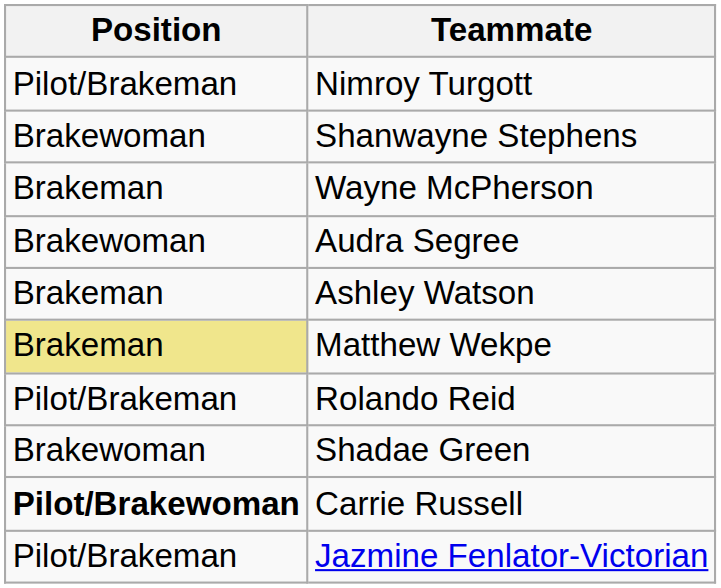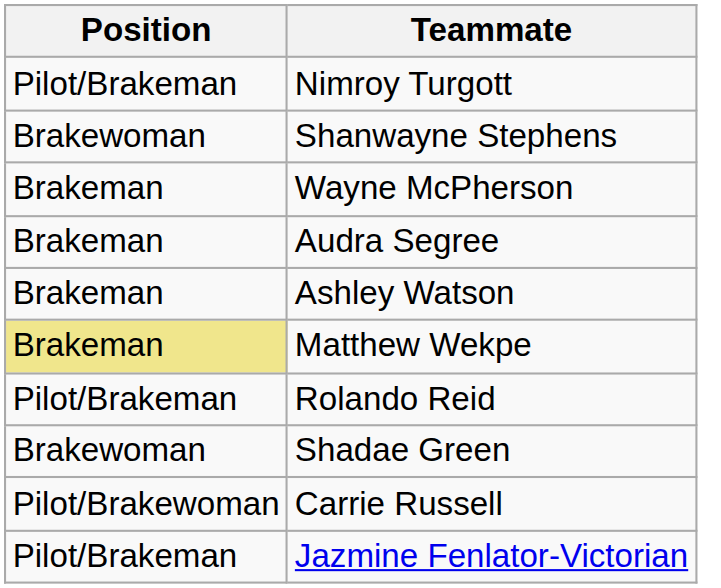(109, 240) Brakewoman -> (88, 240) Brakeman
(156, 503) bold -> (146, 503) normal
